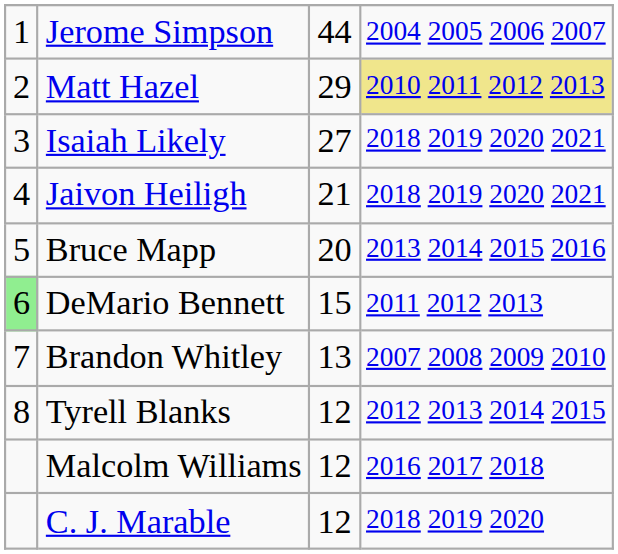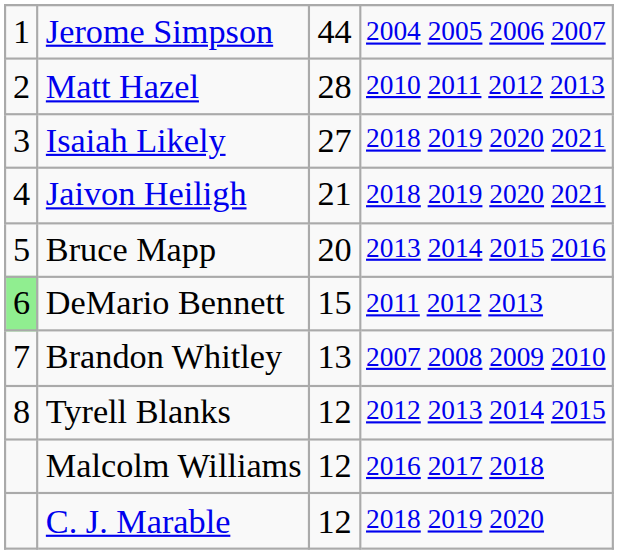(334, 85) 29 -> (334, 85) 28
(485, 85) khaki background -> (485, 85) no background
